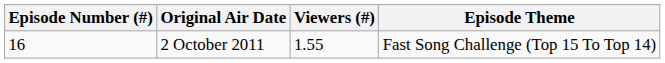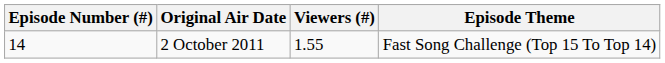(17, 44) 16 -> (17, 44) 14
